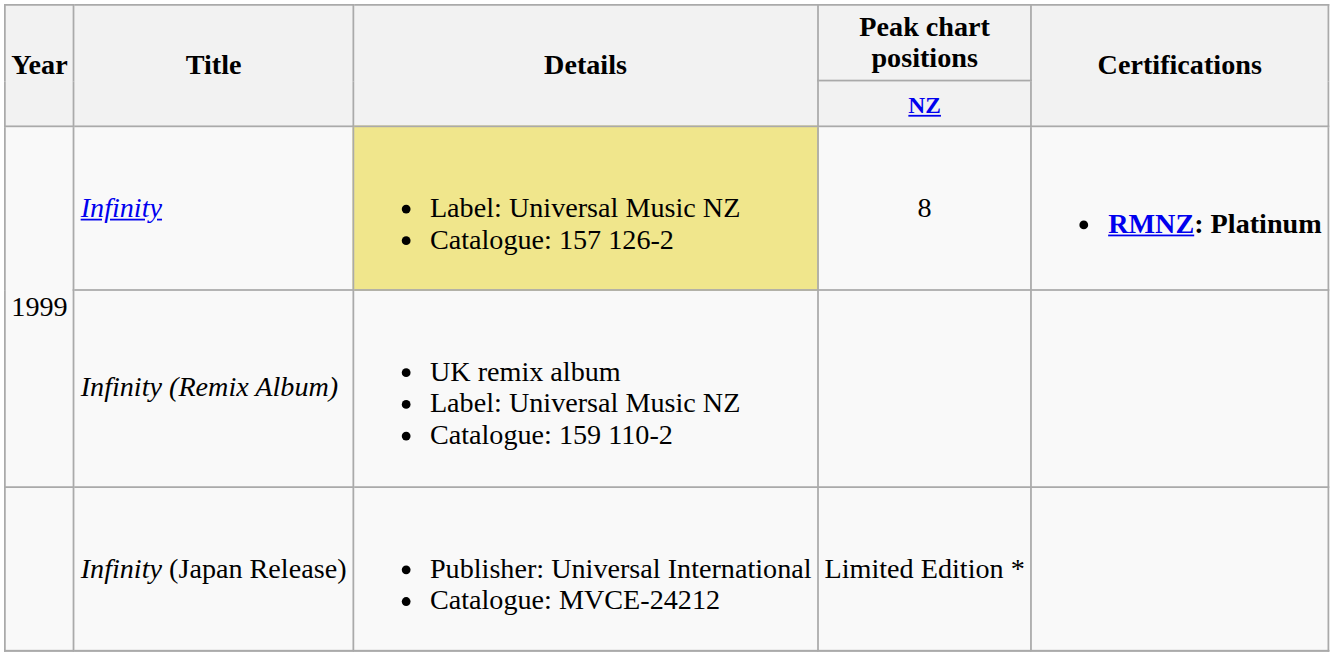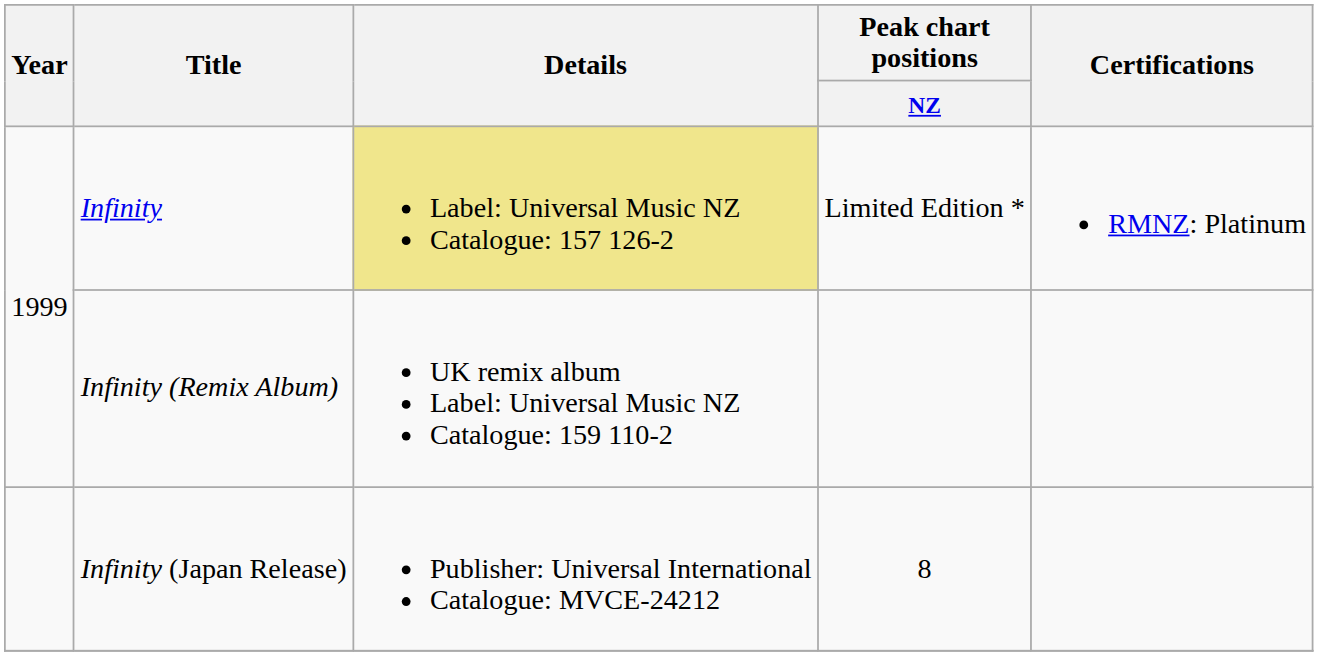(925, 207) 8 -> (925, 207) Limited Edition *
(1180, 224) bold -> (1172, 224) normal
(925, 568) Limited Edition * -> (925, 568) 8
